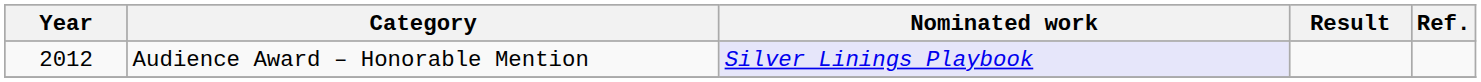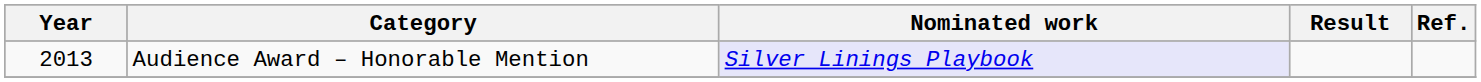(66, 60) 2012 -> (66, 60) 2013
